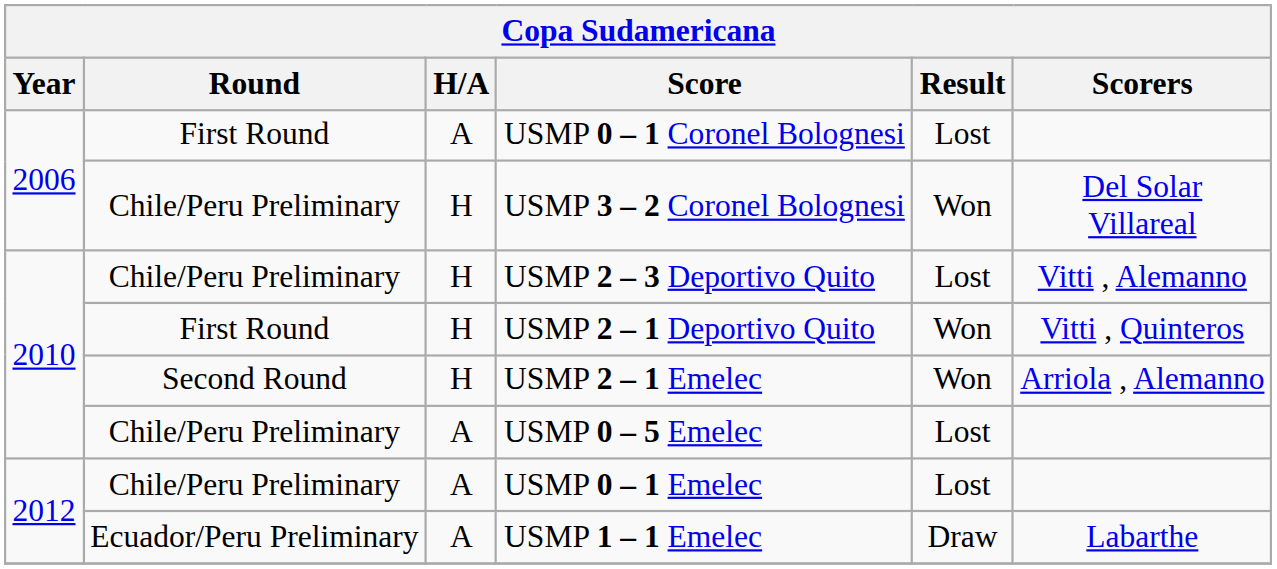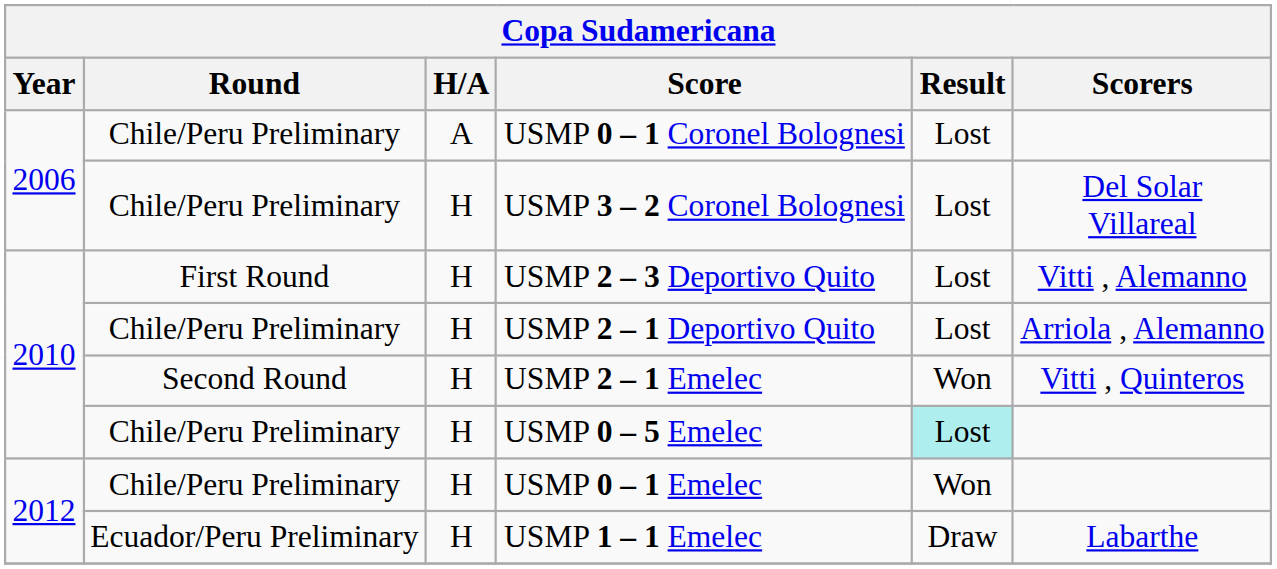(254, 134) First Round -> (254, 134) Chile/Peru Preliminary
(963, 205) Won -> (963, 205) Lost
(254, 276) Chile/Peru Preliminary -> (254, 276) First Round
(254, 328) First Round -> (254, 328) Chile/Peru Preliminary
(963, 328) Won -> (963, 328) Lost
(1142, 328) Vitti , Quinteros -> (1142, 328) Arriola , Alemanno
(1142, 380) Arriola , Alemanno -> (1142, 380) Vitti , Quinteros
(461, 432) A -> (461, 432) H
(963, 432) no background -> (963, 432) paleturquoise background
(461, 484) A -> (461, 484) H
(963, 484) Lost -> (963, 484) Won
(461, 536) A -> (461, 536) H
